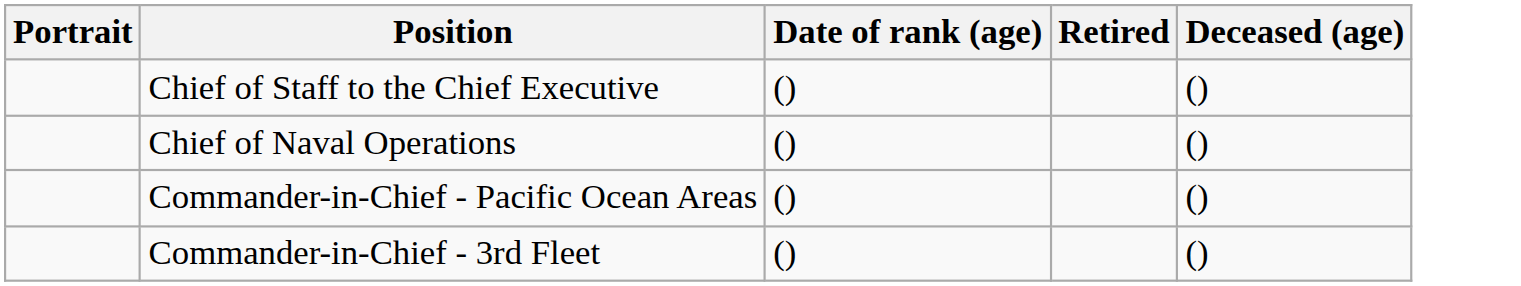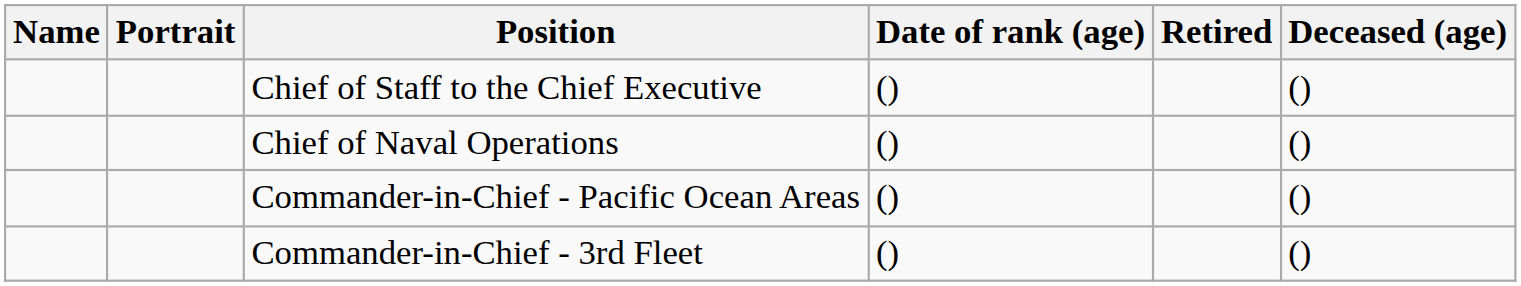+ column: (56, 32)
